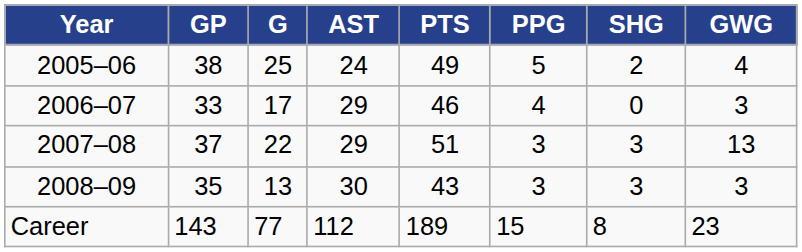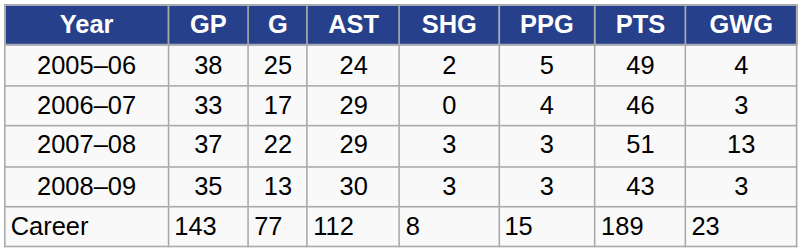columns swapped: (445, 24) <-> (636, 24)
